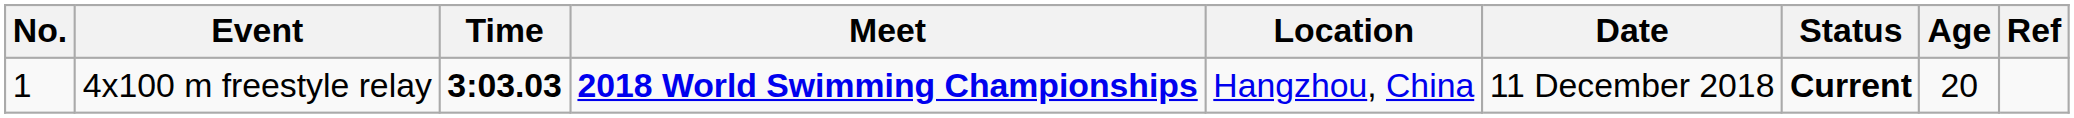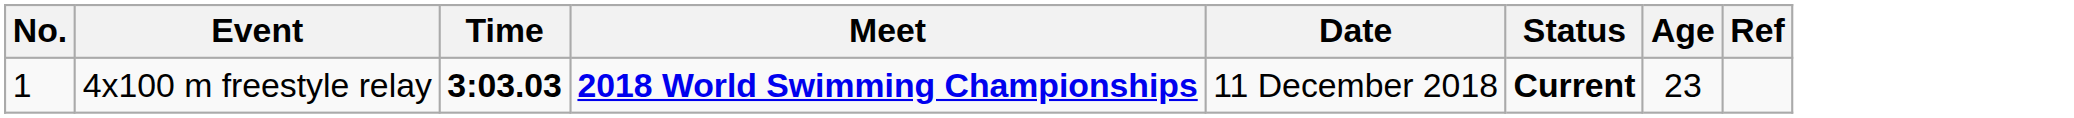- column: (1344, 31)
(1959, 84) 20 -> (1683, 84) 23
